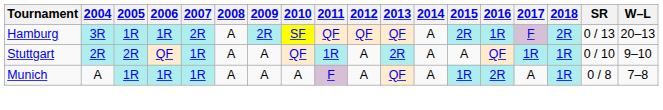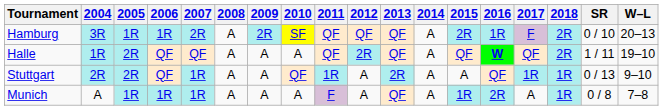(599, 34) 0 / 13 -> (599, 34) 0 / 10
+ row: (21, 54)
(599, 54) 0 / 10 -> (599, 74) 0 / 13
